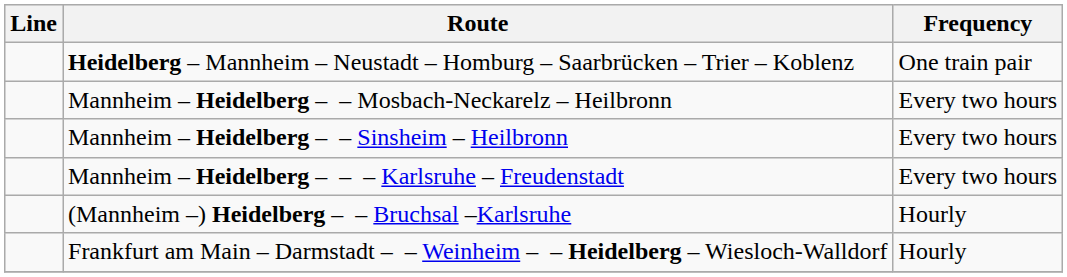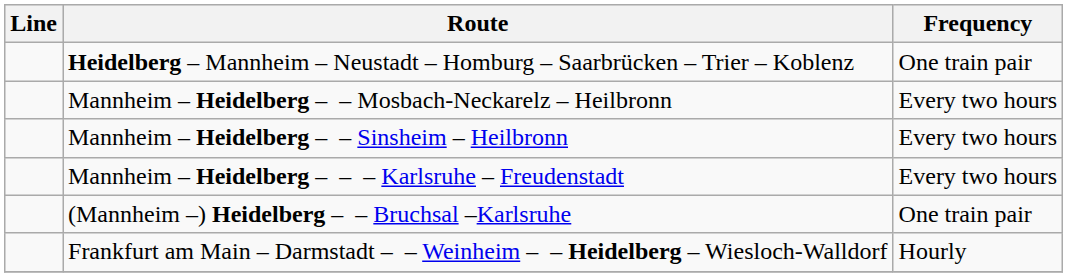(933, 213) Hourly -> (965, 213) One train pair
